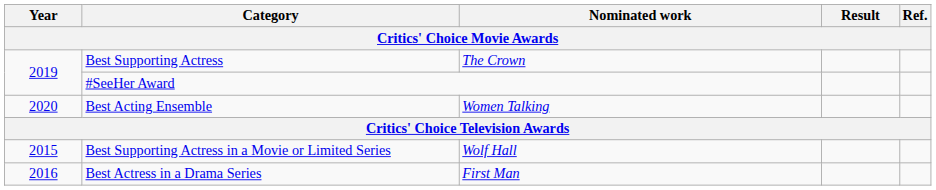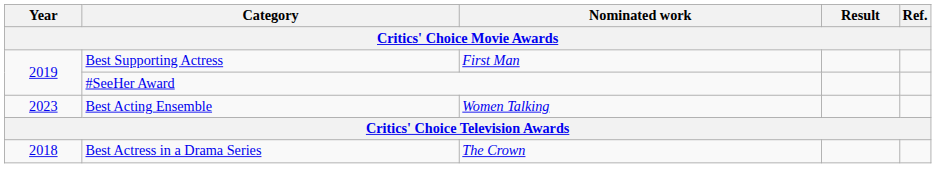(494, 60) The Crown -> (491, 60) First Man
(43, 106) 2020 -> (43, 106) 2023
- row: (238, 151)
(43, 173) 2016 -> (43, 151) 2018
(491, 173) First Man -> (494, 151) The Crown
